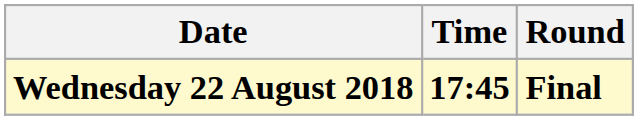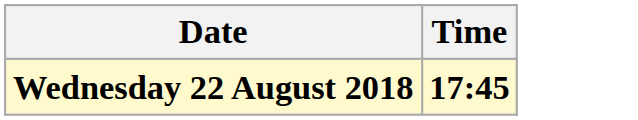- column: (575, 31)
